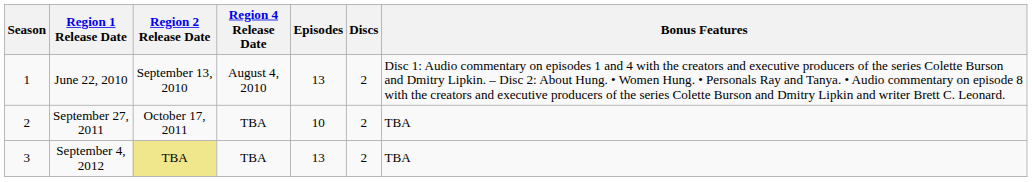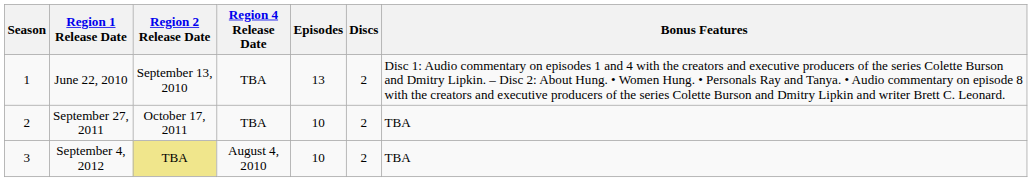(253, 79) August 4, 2010 -> (253, 79) TBA
(253, 158) TBA -> (253, 158) August 4, 2010
(318, 158) 13 -> (318, 158) 10
